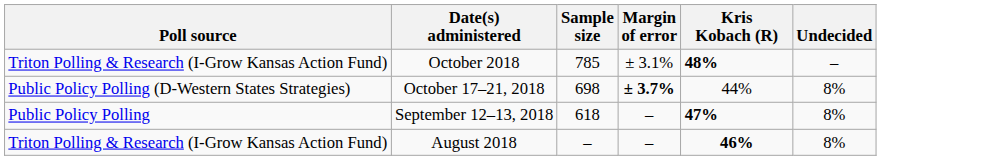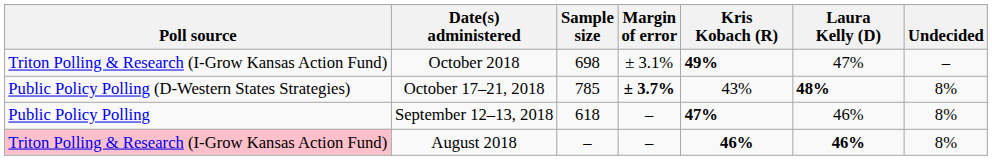+ column: (848, 27)
(587, 62) 785 -> (587, 62) 698
(701, 62) 48% -> (701, 62) 49%
(587, 89) 698 -> (587, 89) 785
(737, 89) 44% -> (737, 89) 43%
(198, 141) no background -> (198, 141) pink background
